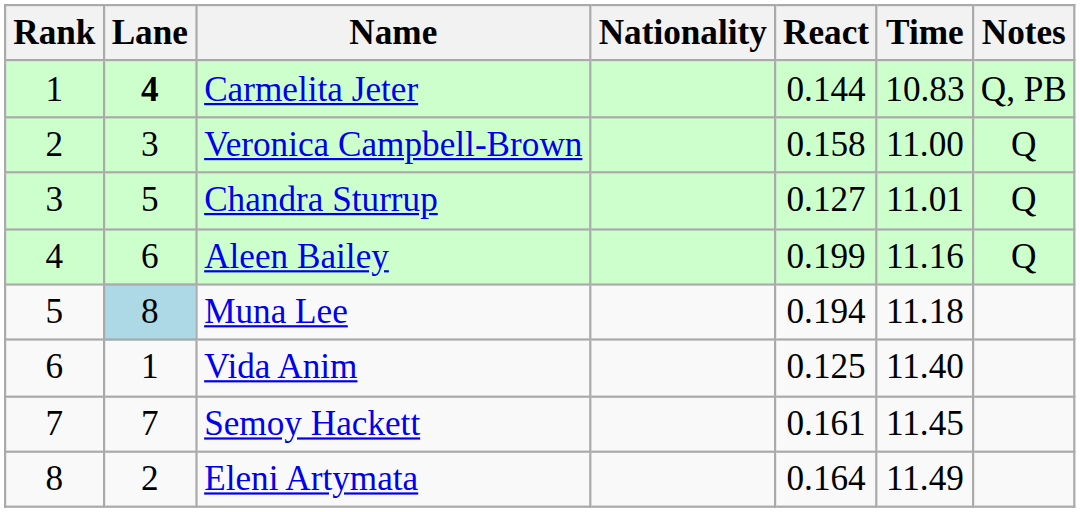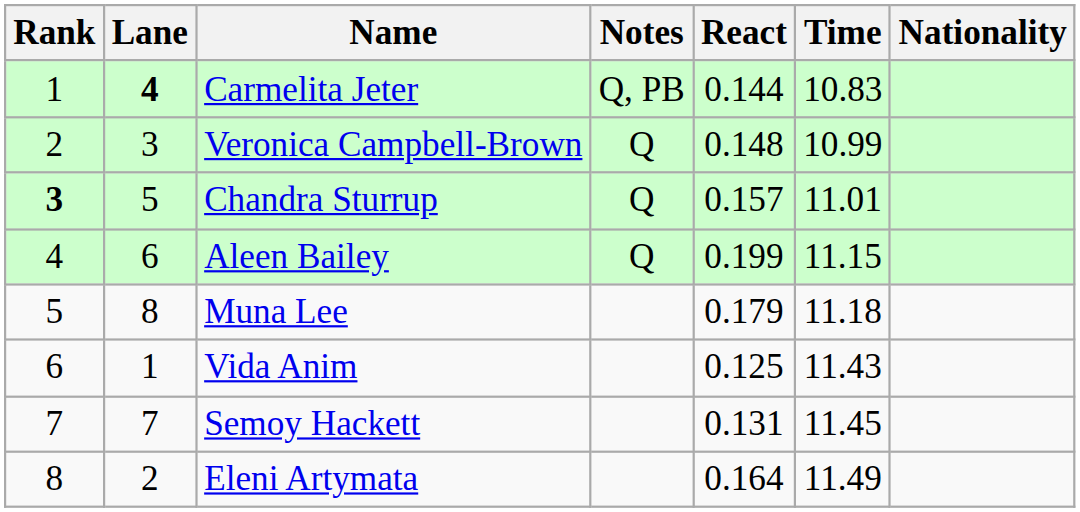columns swapped: (683, 32) <-> (1024, 32)
(826, 144) 0.158 -> (744, 144) 0.148
(925, 144) 11.00 -> (843, 144) 10.99
(54, 199) normal -> (54, 199) bold
(826, 199) 0.127 -> (744, 199) 0.157
(925, 255) 11.16 -> (843, 255) 11.15
(150, 311) lightblue background -> (150, 311) no background
(826, 311) 0.194 -> (744, 311) 0.179
(925, 367) 11.40 -> (843, 367) 11.43
(826, 423) 0.161 -> (744, 423) 0.131
